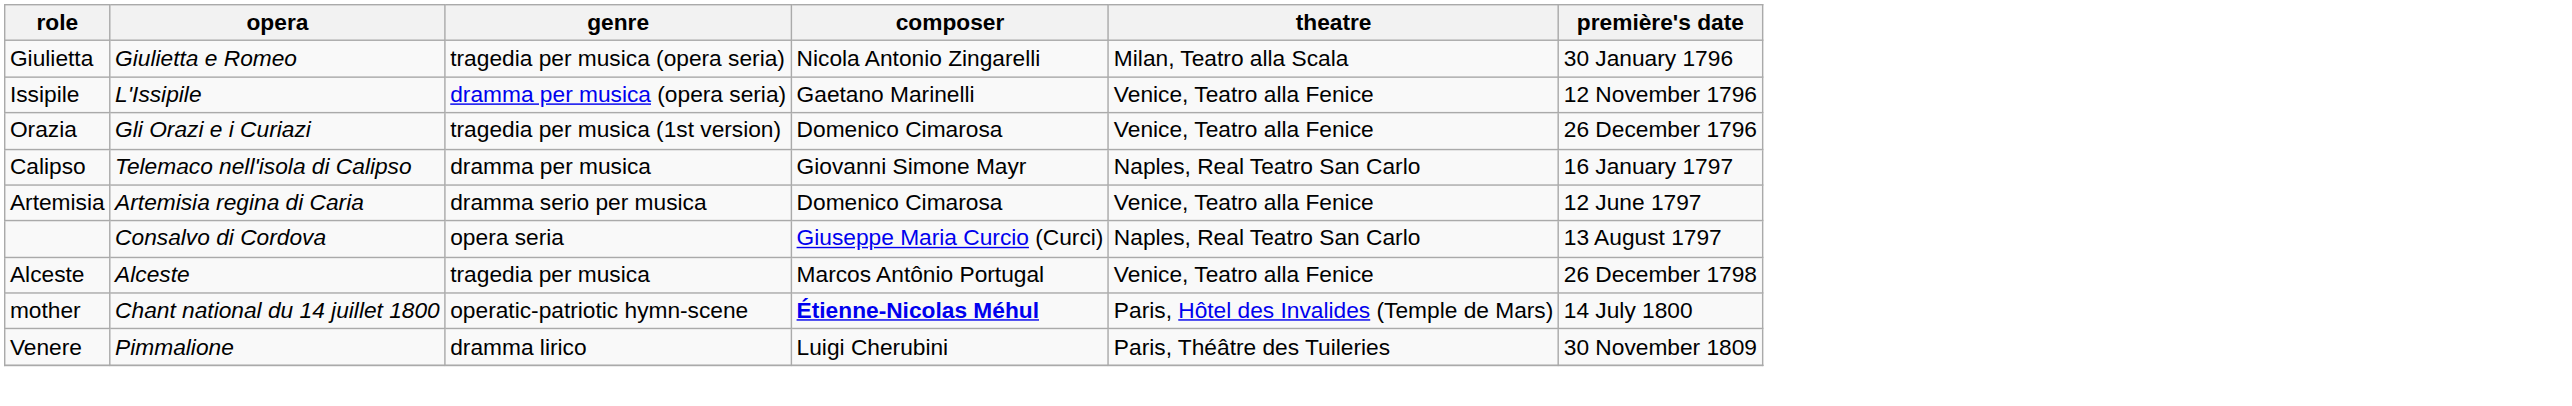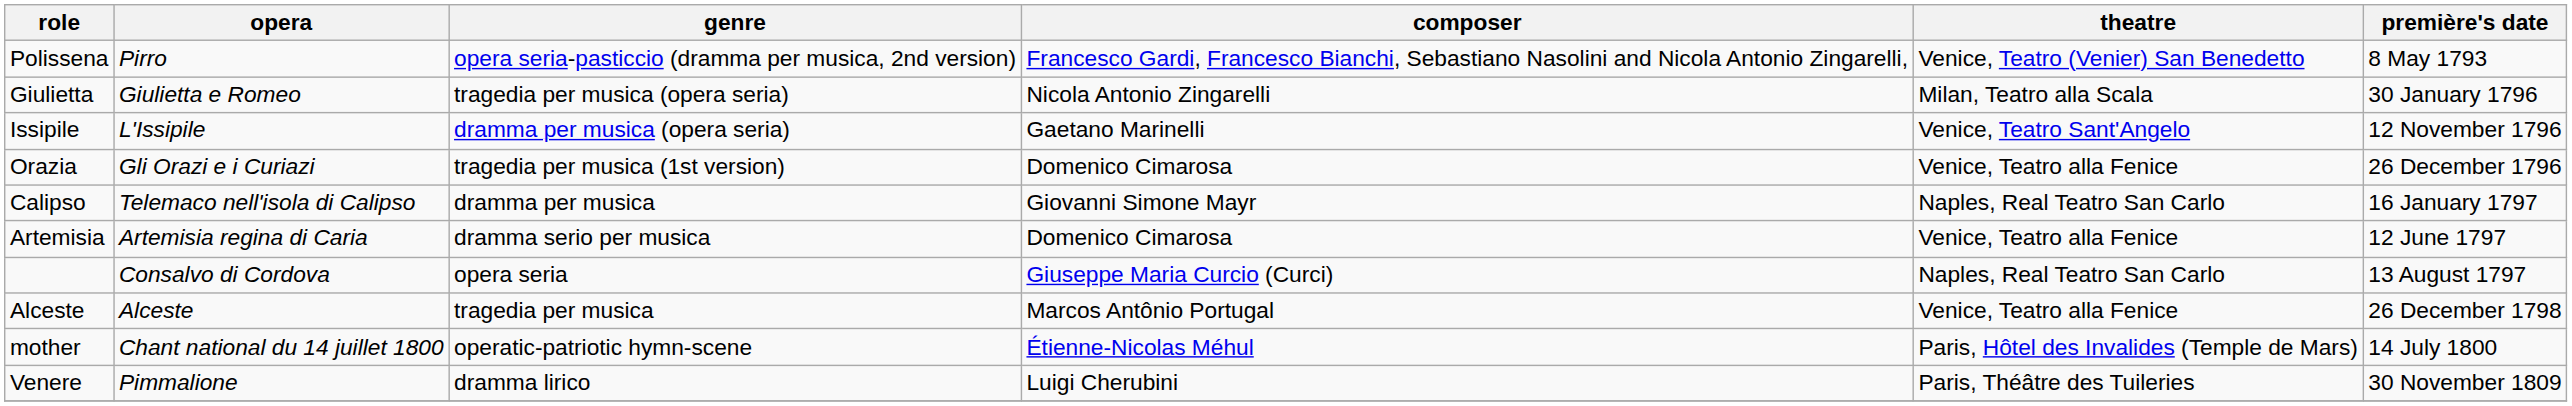+ row: (59, 58)
(1244, 94) Venice, Teatro alla Fenice -> (2054, 130) Venice, Teatro Sant'Angelo
(918, 310) bold -> (1140, 346) normal
